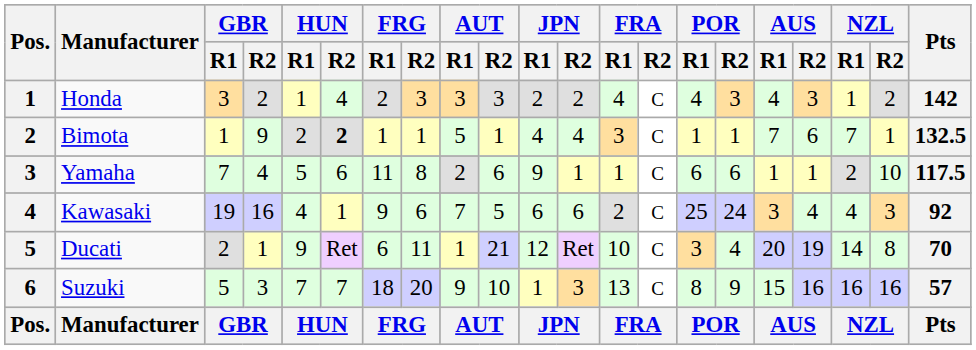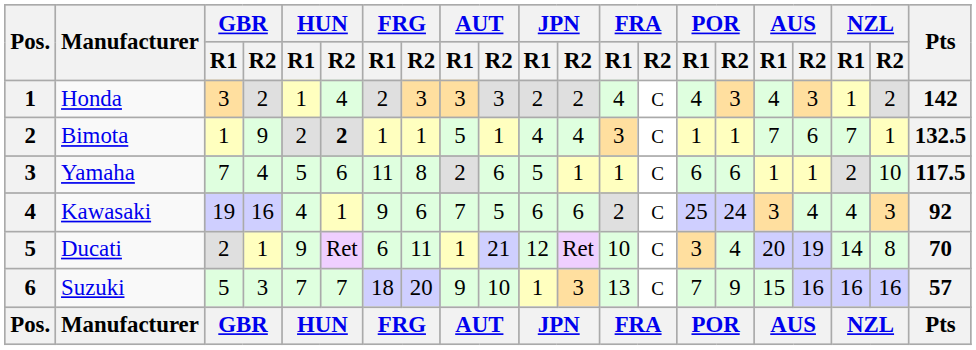(537, 173) 9 -> (537, 173) 5
(696, 286) 8 -> (696, 286) 7
